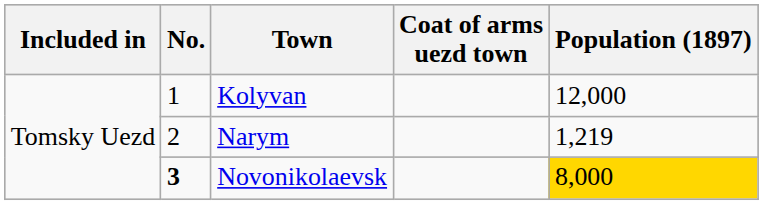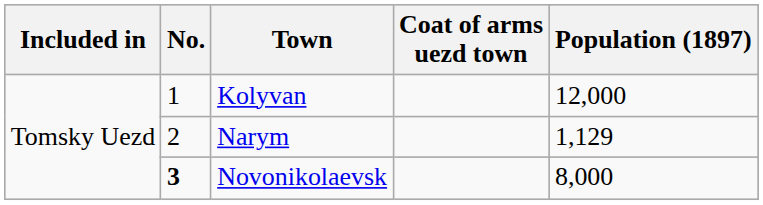(584, 136) 1,219 -> (584, 136) 1,129
(584, 177) gold background -> (584, 177) no background
